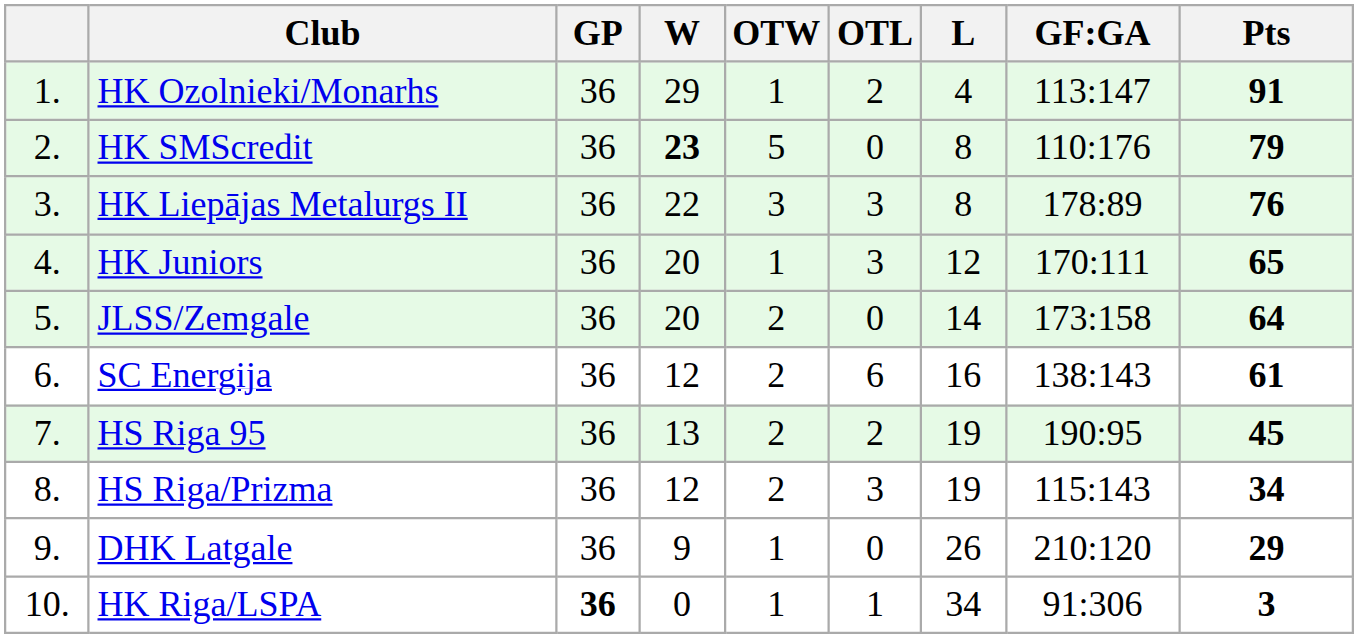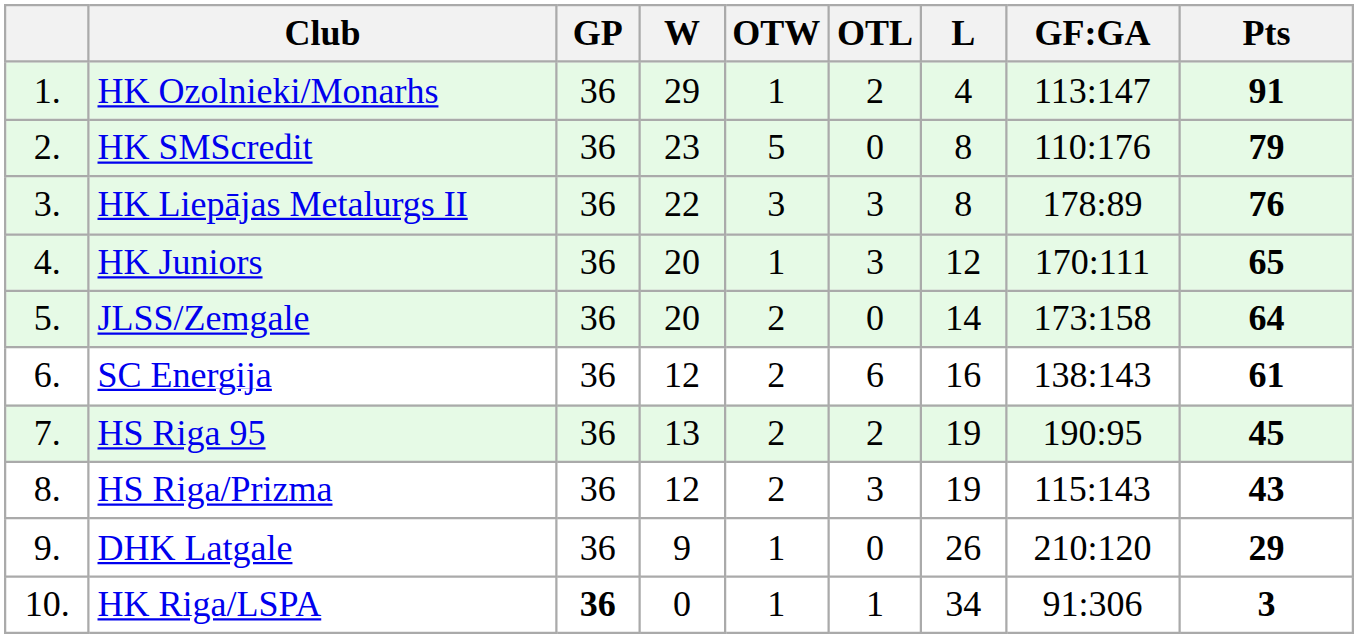(682, 147) bold -> (682, 147) normal
(1266, 489) 34 -> (1266, 489) 43
